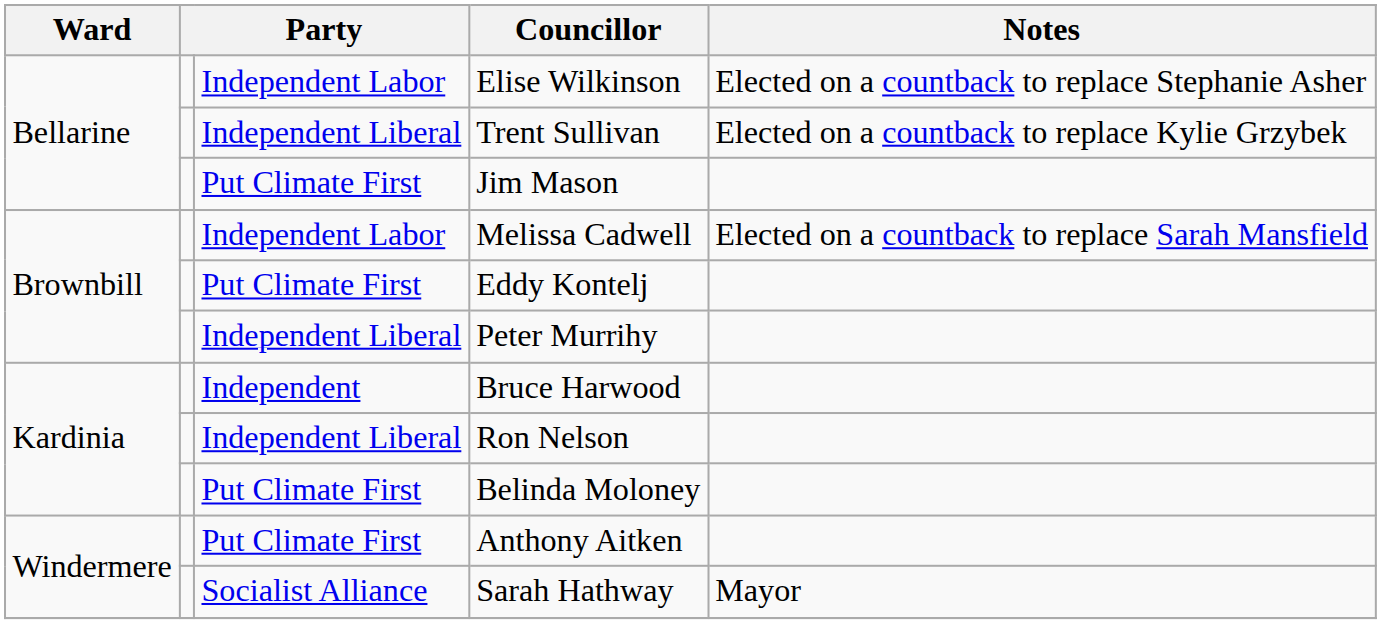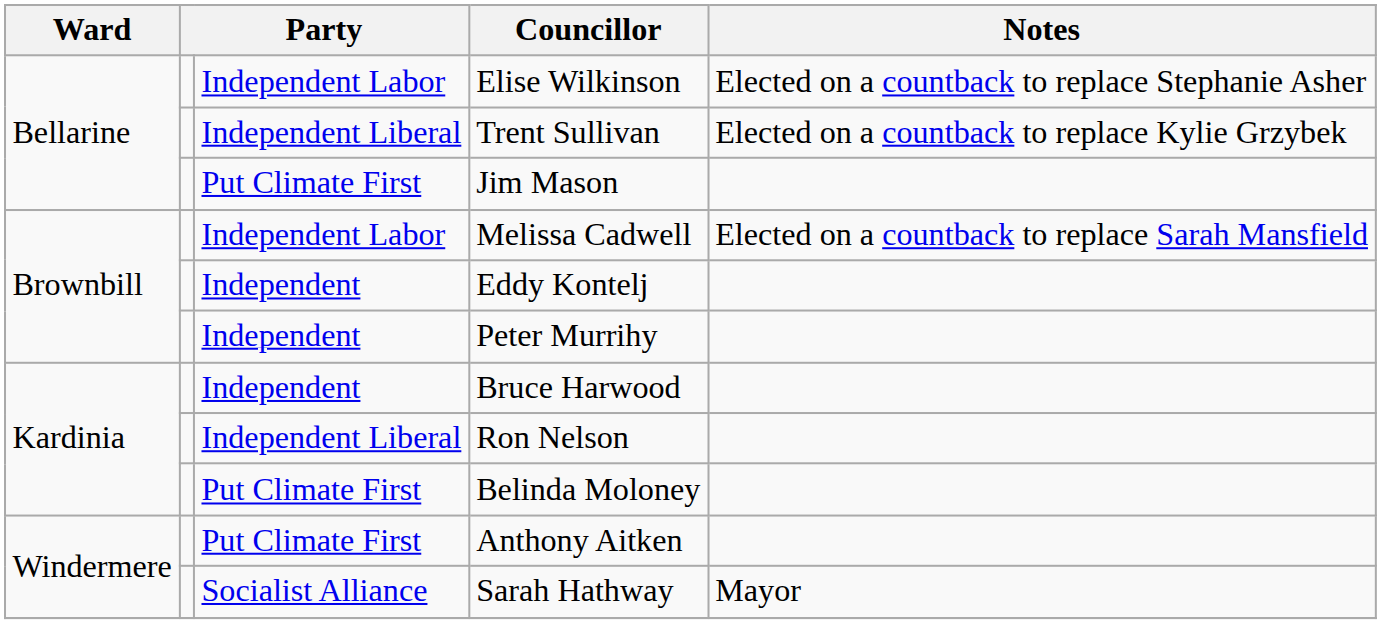(311, 285) Put Climate First -> (281, 285) Independent
(331, 336) Independent Liberal -> (281, 336) Independent
